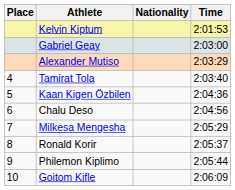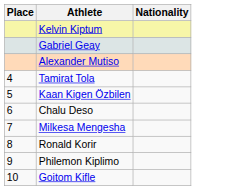- column: (211, 12)
